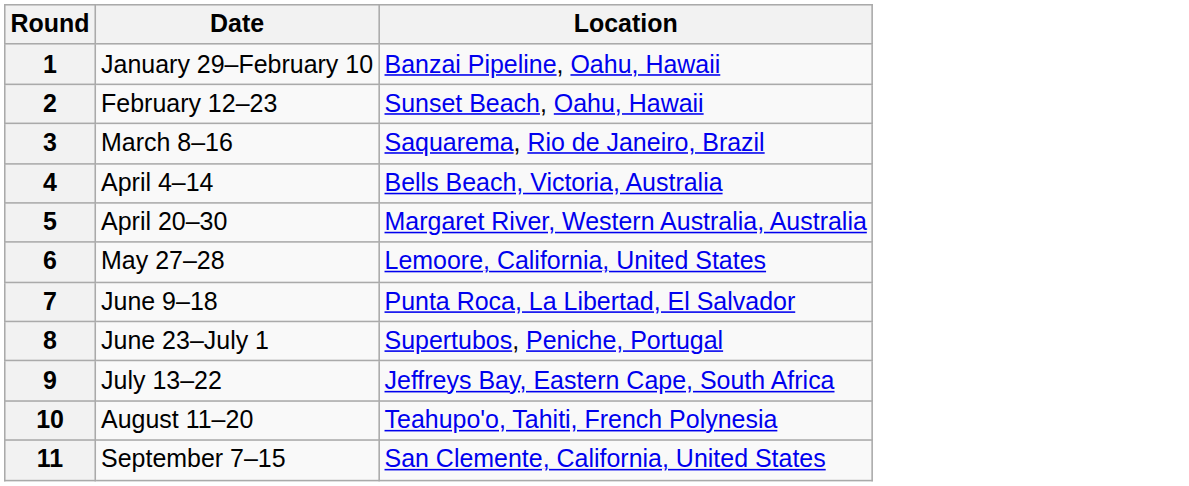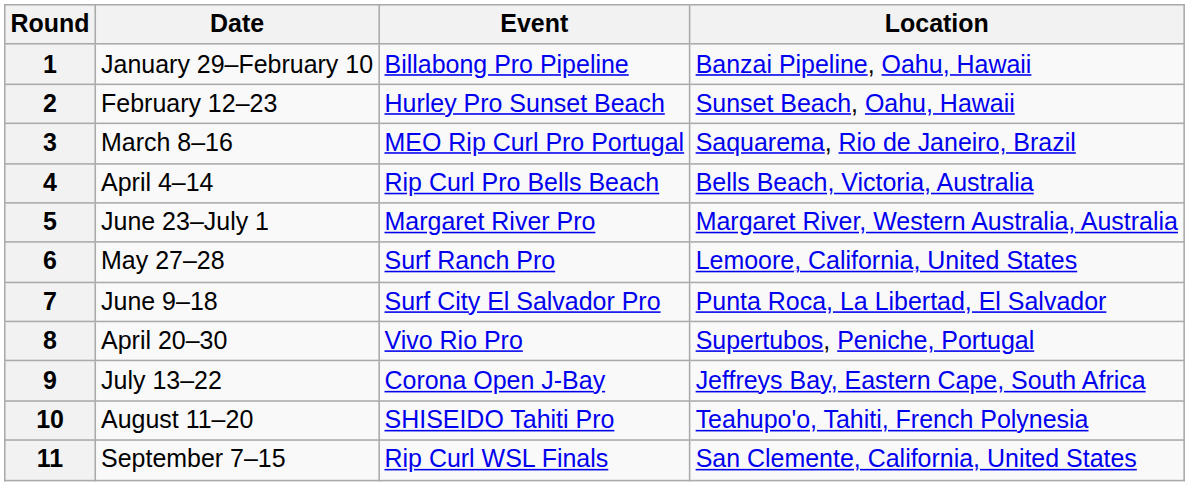+ column: (534, 24)
(164, 222) April 20–30 -> (185, 222) June 23–July 1
(185, 340) June 23–July 1 -> (164, 340) April 20–30
